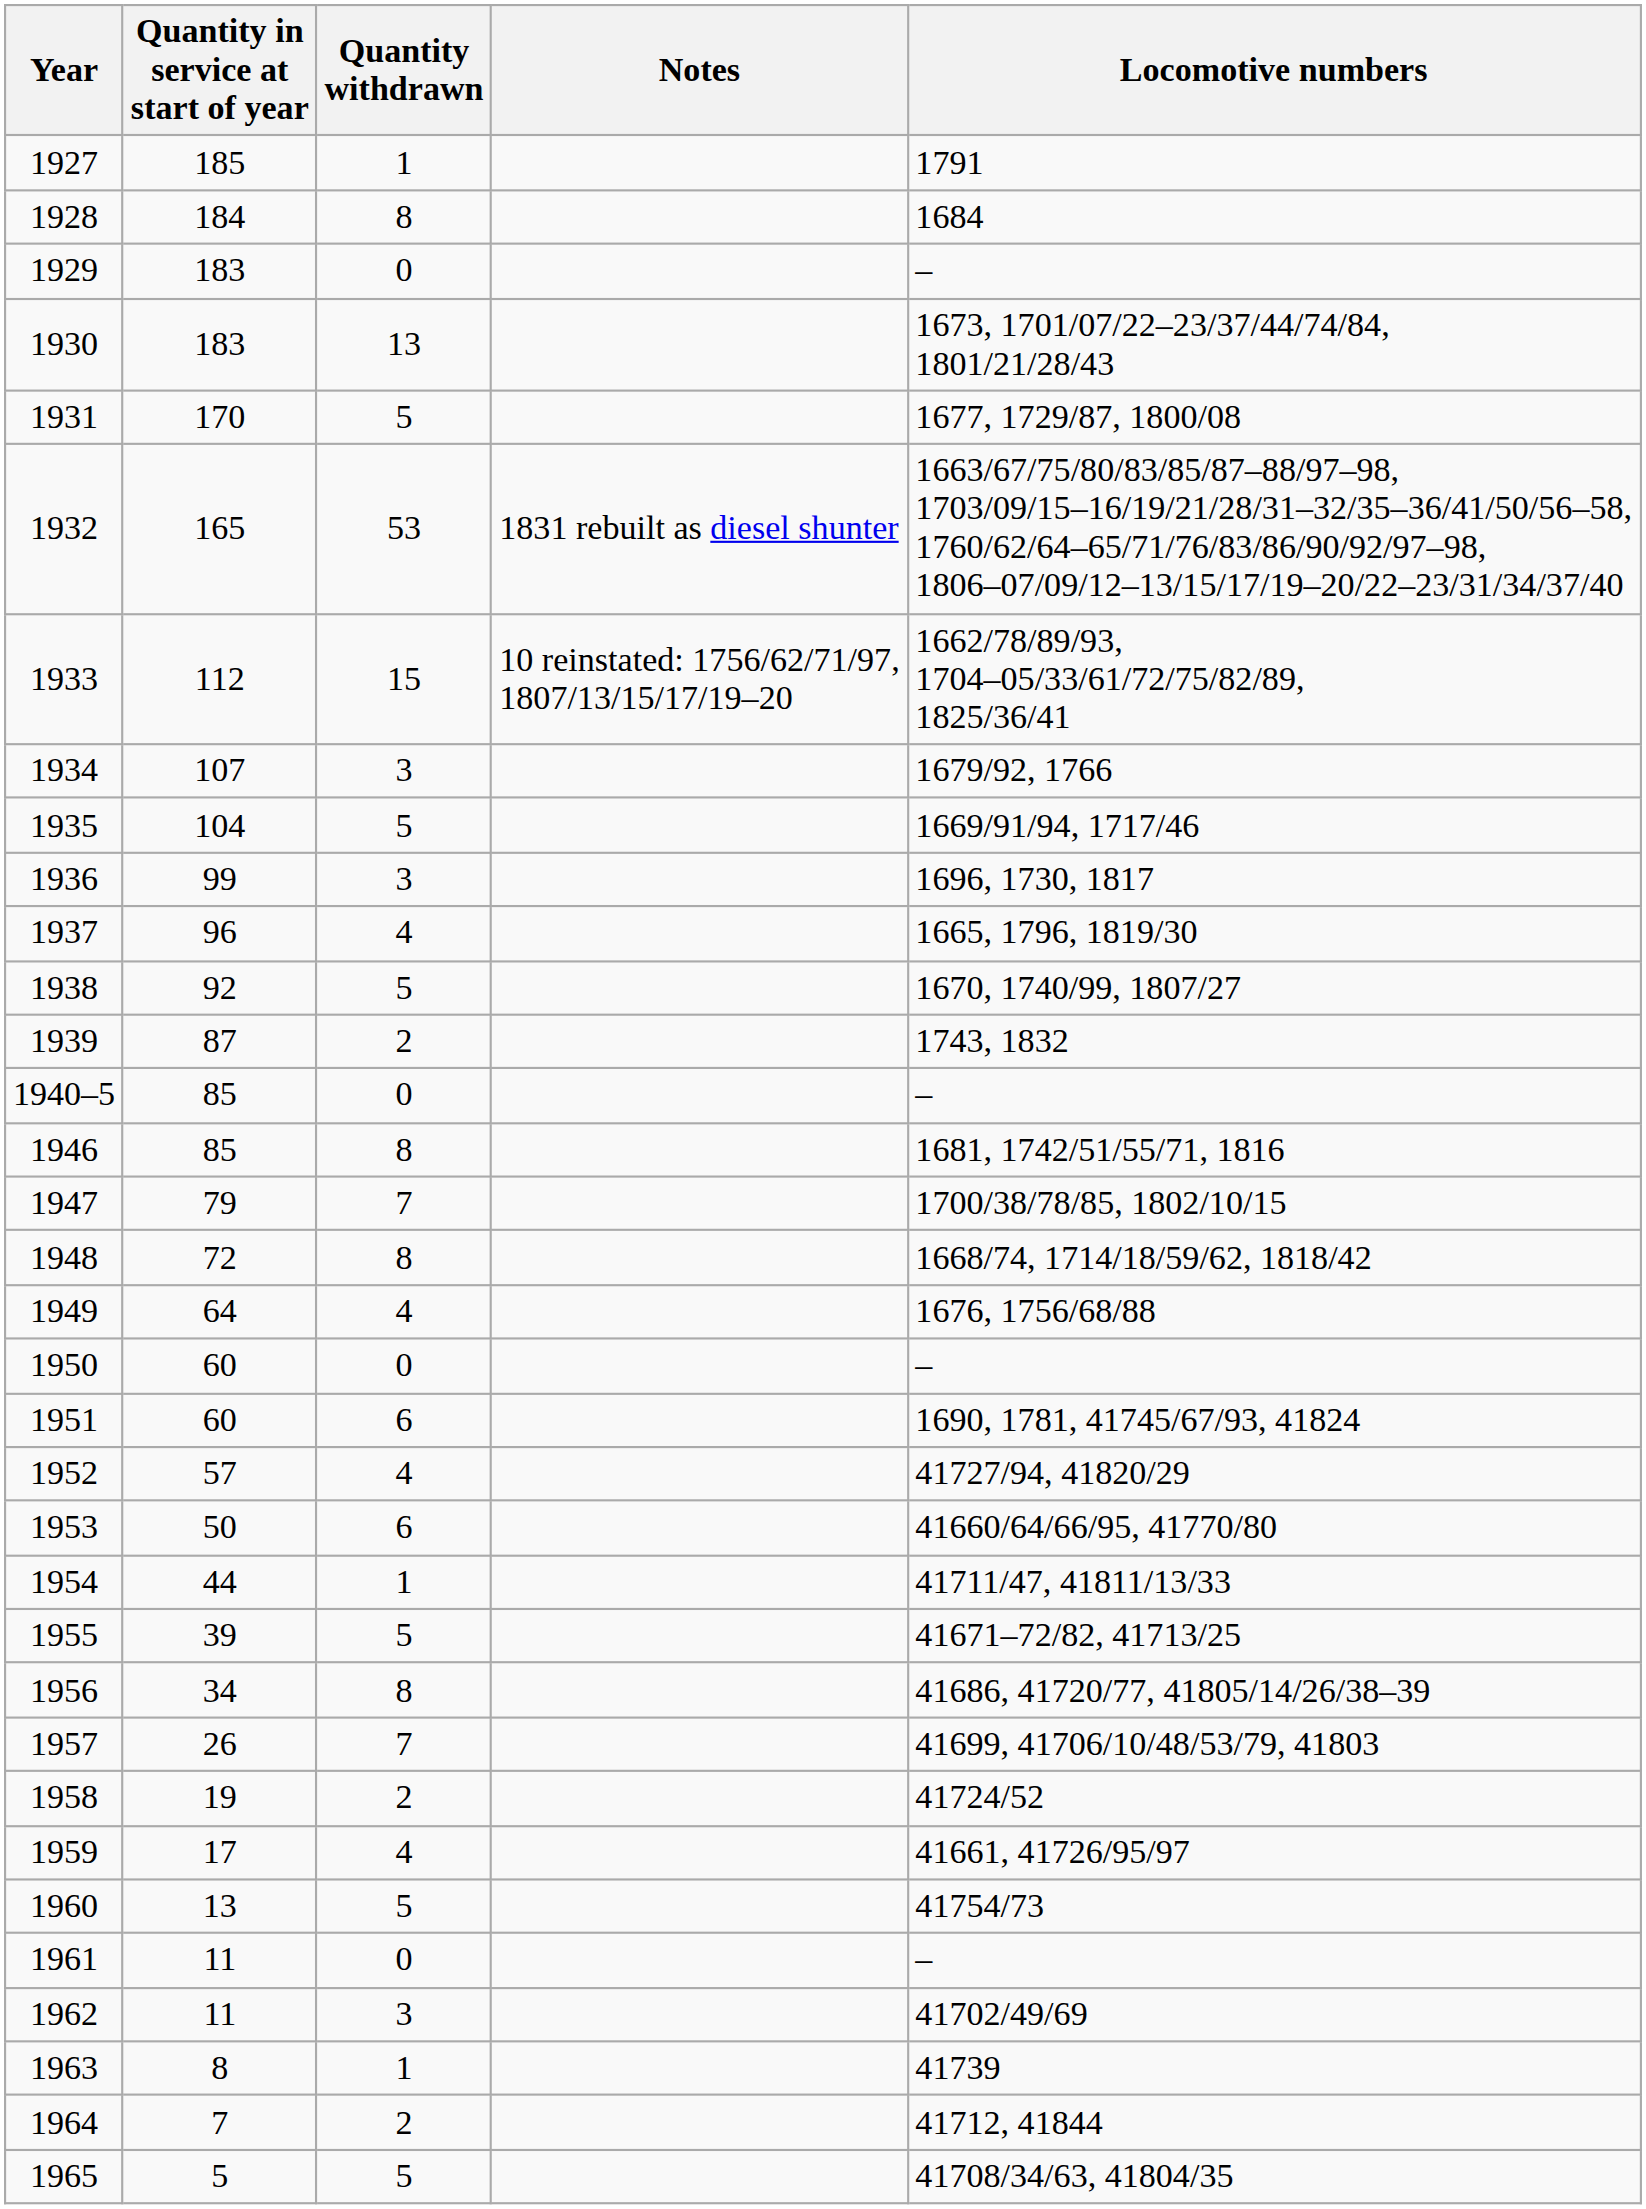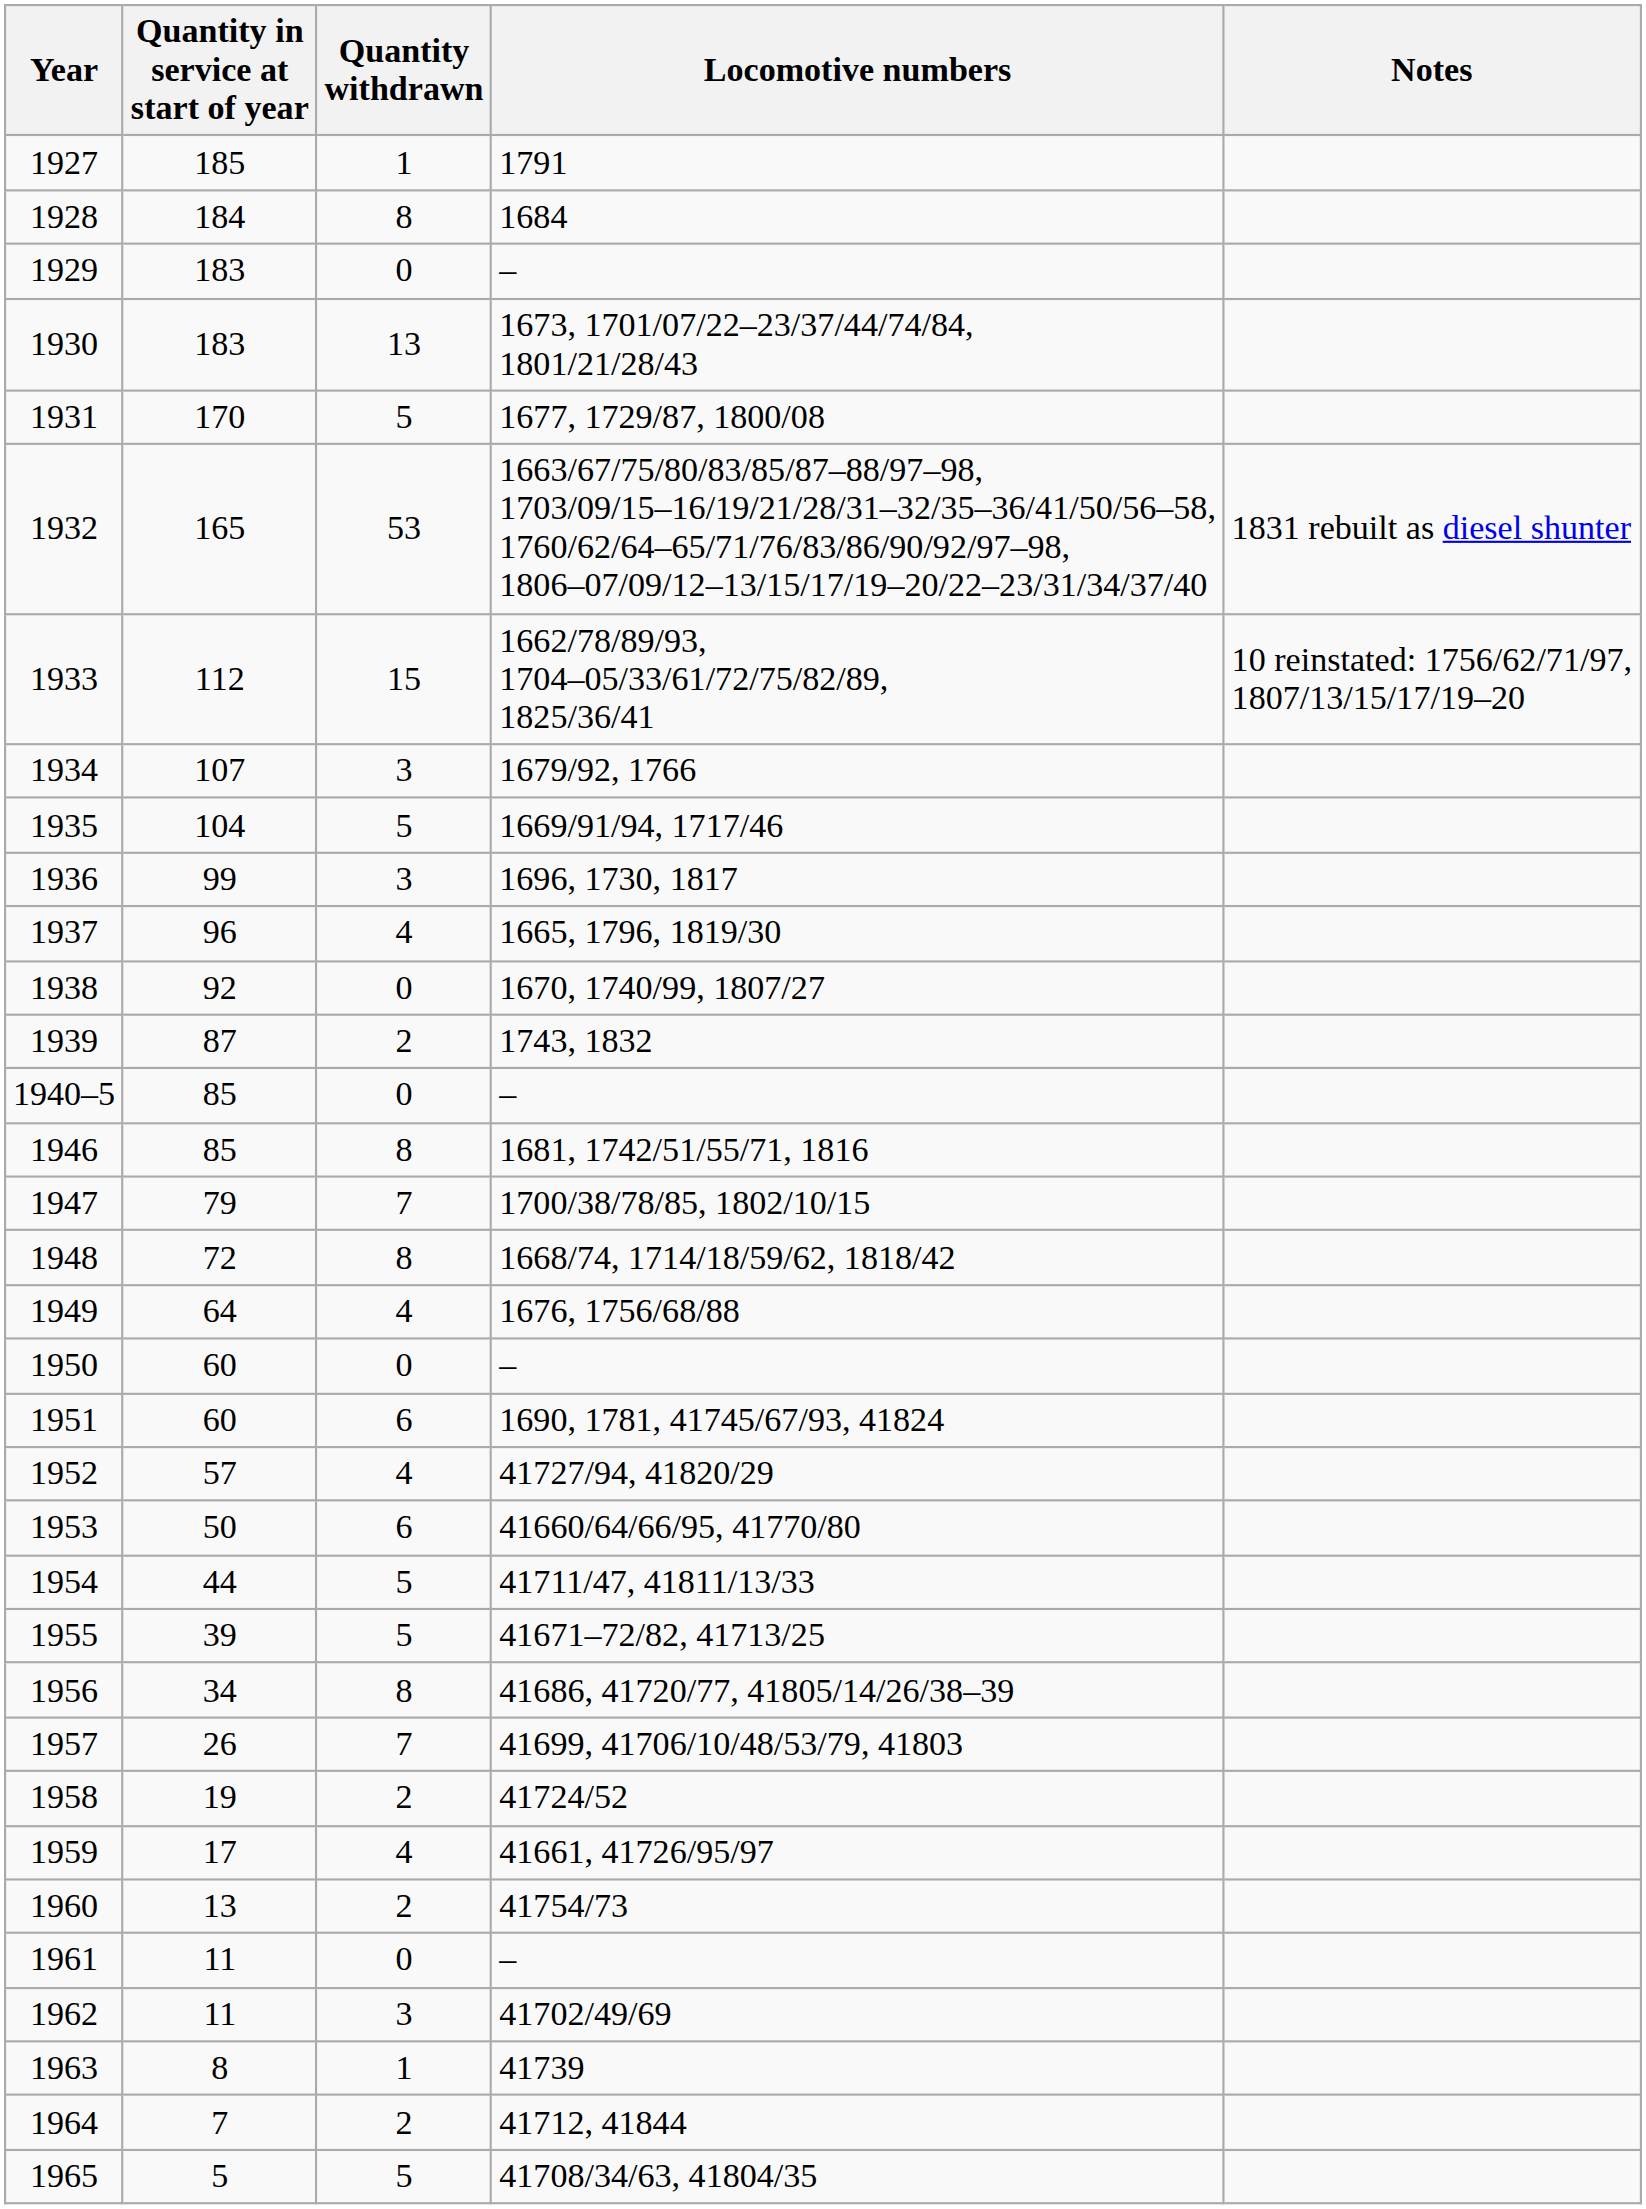columns swapped: (1274, 69) <-> (699, 69)
(404, 986) 5 -> (404, 986) 0
(404, 1581) 1 -> (404, 1581) 5
(404, 1905) 5 -> (404, 1905) 2
